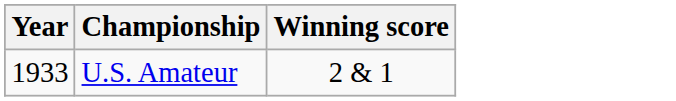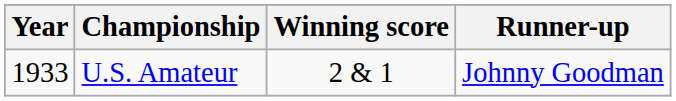+ column: (563, 27)
